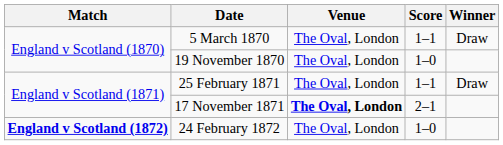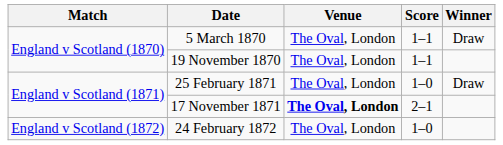(426, 60) 1–0 -> (422, 60) 1–1
(426, 83) 1–1 -> (422, 83) 1–0
(88, 128) bold -> (88, 128) normal
